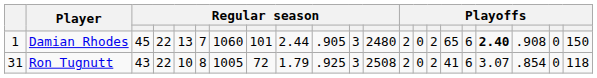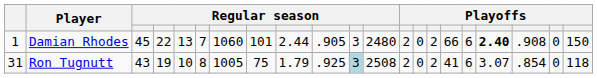(451, 42) 65 -> (451, 42) 66
(164, 62) 22 -> (164, 62) 19
(261, 62) 72 -> (261, 62) 75
(356, 62) no background -> (356, 62) lightblue background
